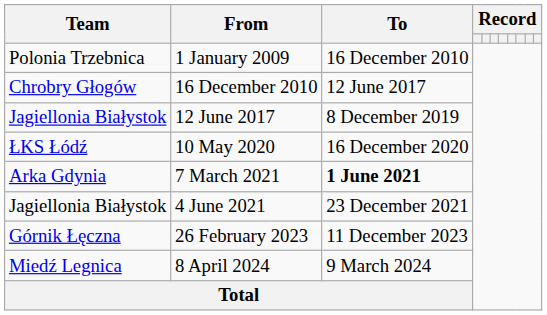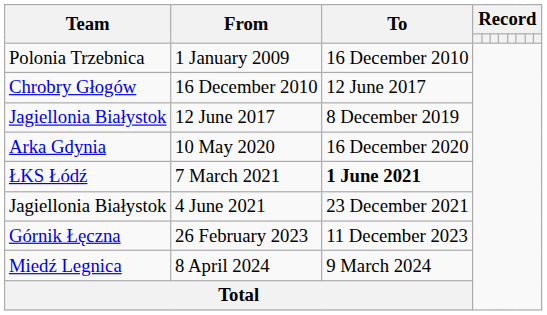(48, 146) ŁKS Łódź -> (58, 146) Arka Gdynia
(58, 176) Arka Gdynia -> (48, 176) ŁKS Łódź
